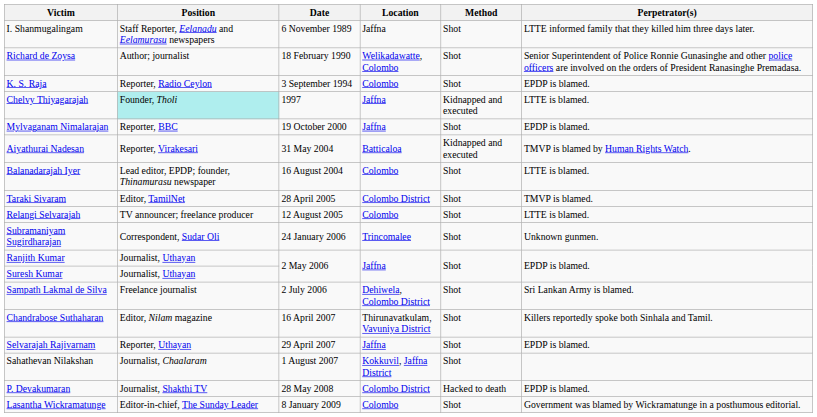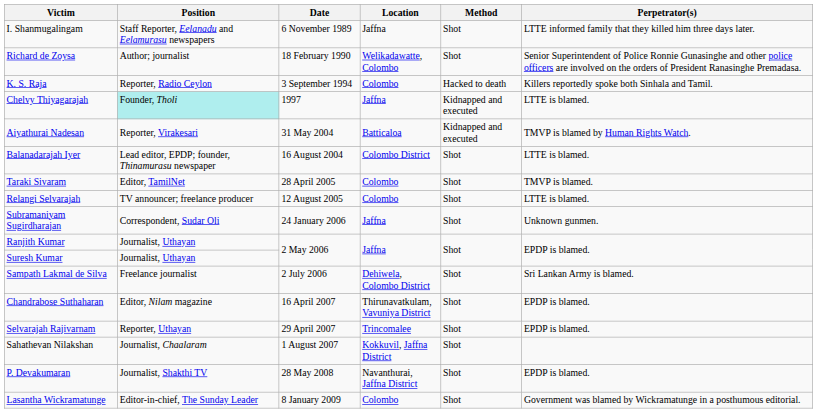(452, 83) Shot -> (475, 83) Hacked to death
(557, 83) EPDP is blamed. -> (618, 83) Killers reportedly spoke both Sinhala and Tamil.
- row: (57, 127)
(380, 171) Colombo -> (396, 155) Colombo District
(396, 198) Colombo District -> (380, 182) Colombo
(387, 236) Trincomalee -> (374, 220) Jaffna
(618, 317) Killers reportedly spoke both Sinhala and Tamil. -> (557, 301) EPDP is blamed.
(374, 345) Jaffna -> (387, 329) Trincomalee
(396, 389) Colombo District -> (390, 378) Navanthurai, Jaffna District
(475, 389) Hacked to death -> (452, 373) Shot
